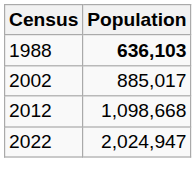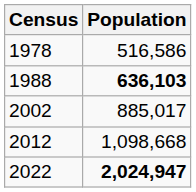+ row: (30, 50)
(144, 141) normal -> (144, 171) bold
